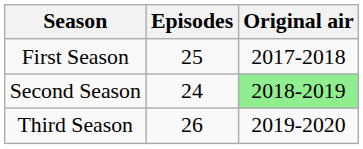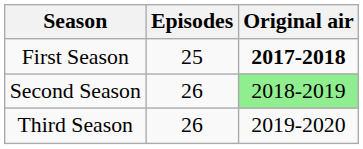(298, 56) normal -> (298, 56) bold
(192, 90) 24 -> (192, 90) 26
